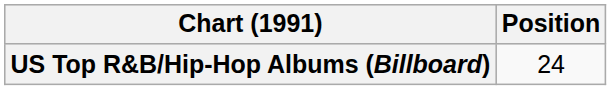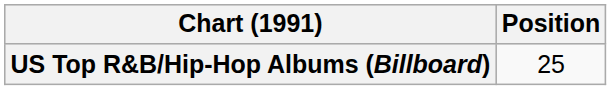(551, 63) 24 -> (551, 63) 25
